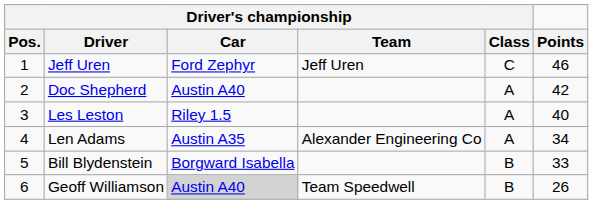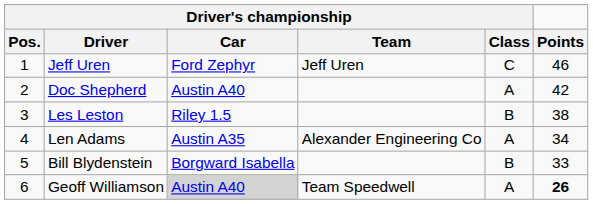(509, 114) A -> (509, 114) B
(561, 114) 40 -> (561, 114) 38
(509, 187) B -> (509, 187) A
(561, 187) normal -> (561, 187) bold
